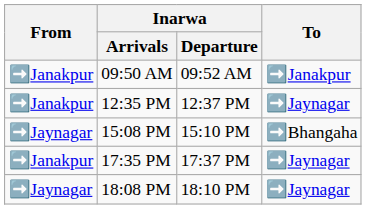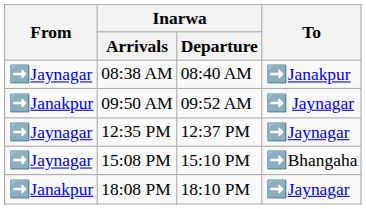+ row: (137, 74)
(308, 74) ➡️Janakpur -> (310, 103) ➡️ Jaynagar
(51, 103) ➡️Janakpur -> (50, 132) ➡️Jaynagar
- row: (136, 160)
(50, 189) ➡️Jaynagar -> (51, 189) ➡️Janakpur
